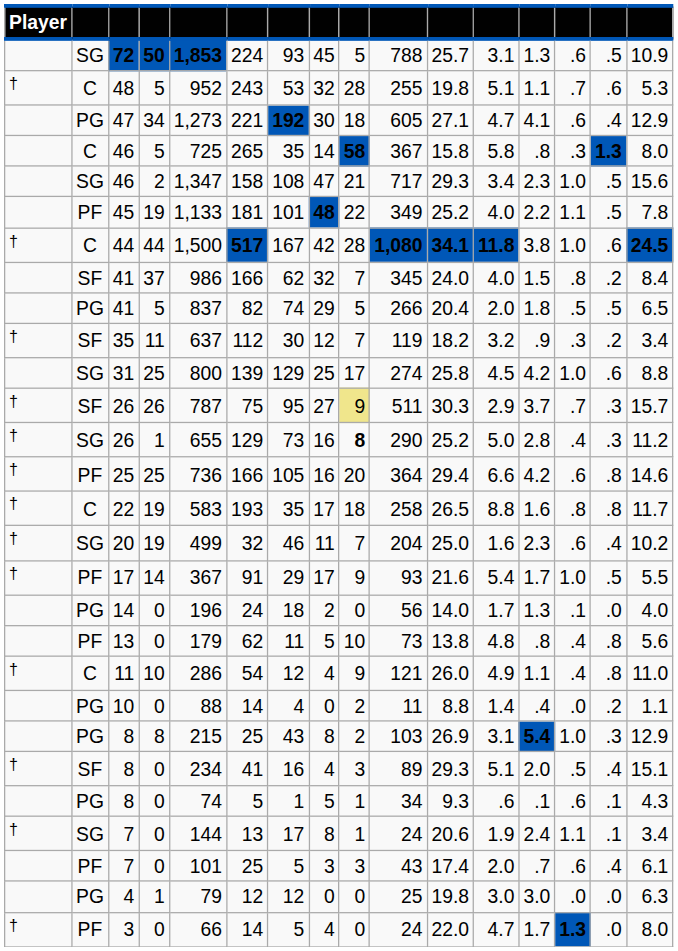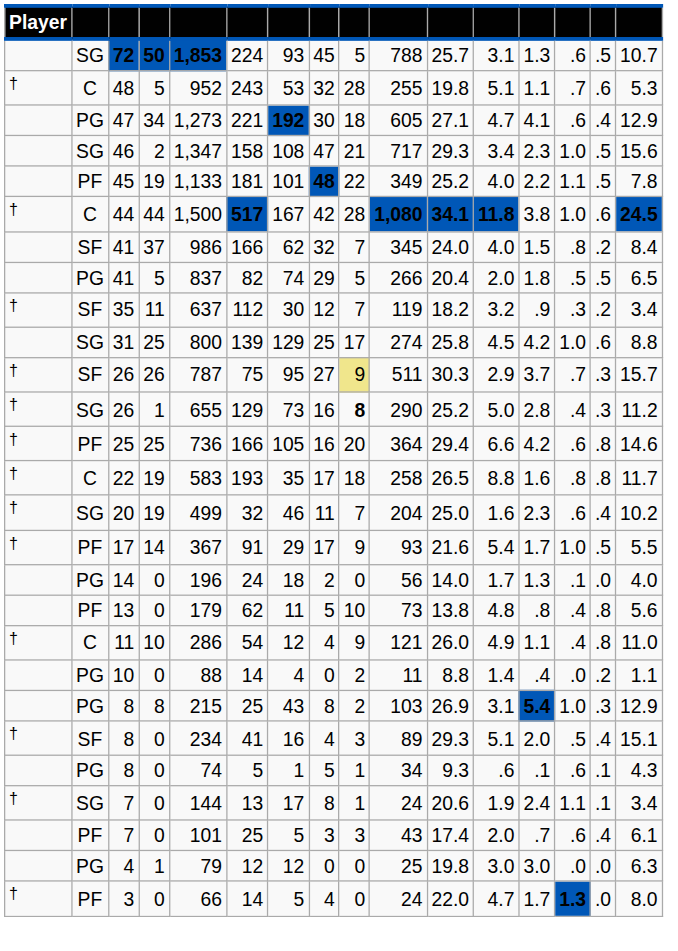(650, 56) 10.9 -> (639, 56) 10.7
- row: (90, 151)
